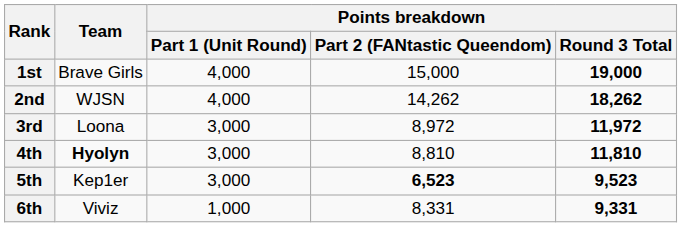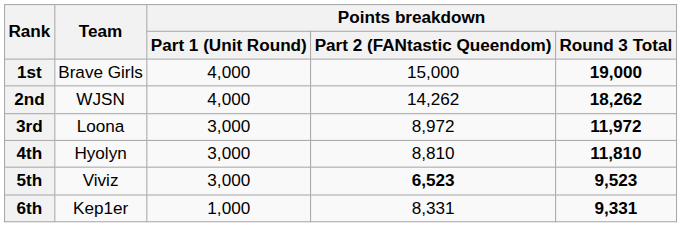(101, 153) bold -> (101, 153) normal
(101, 180) Kep1er -> (101, 180) Viviz
(101, 208) Viviz -> (101, 208) Kep1er
